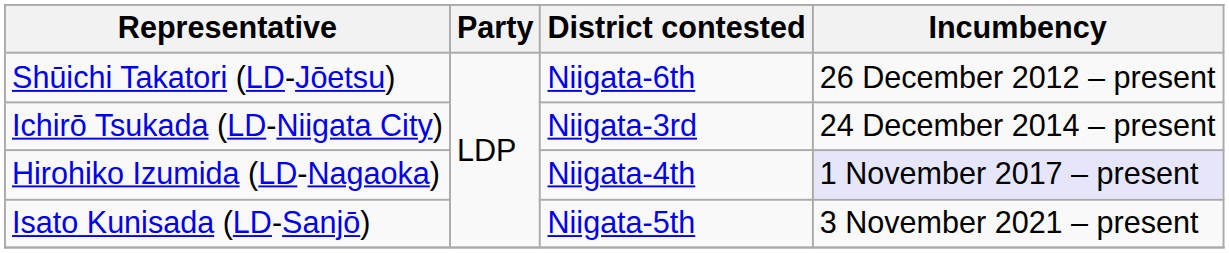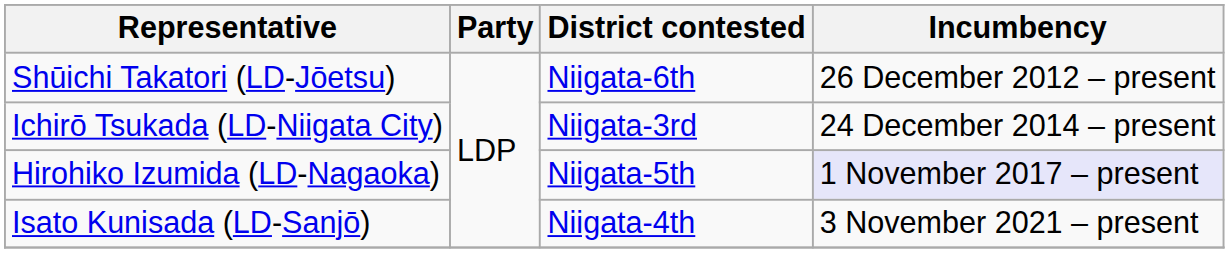(621, 174) Niigata-4th -> (621, 174) Niigata-5th
(621, 222) Niigata-5th -> (621, 222) Niigata-4th
